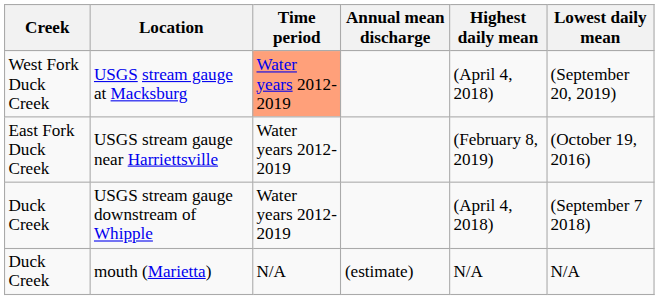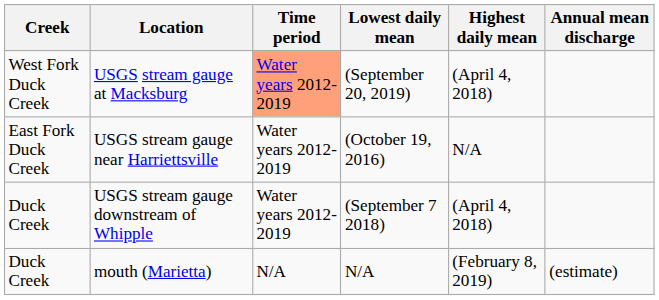columns swapped: (395, 27) <-> (600, 27)
(496, 149) (February 8, 2019) -> (467, 149) N/A
(468, 271) N/A -> (495, 271) (February 8, 2019)
